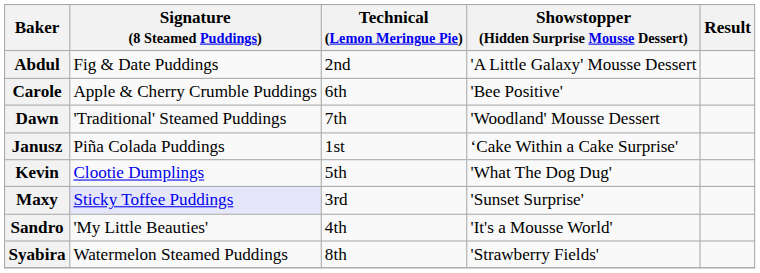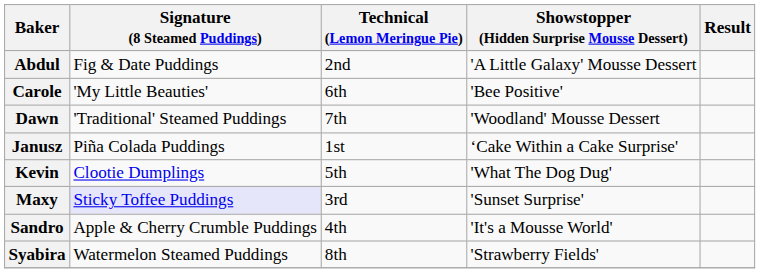(195, 91) Apple & Cherry Crumble Puddings -> (141, 91) 'My Little Beauties'
(141, 227) 'My Little Beauties' -> (195, 227) Apple & Cherry Crumble Puddings
